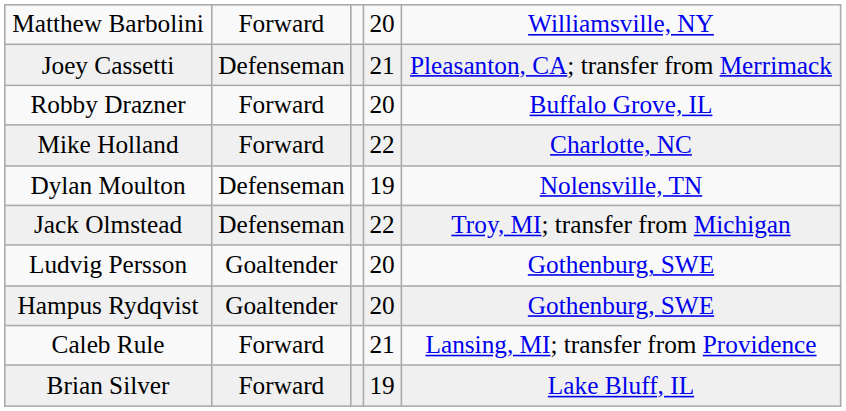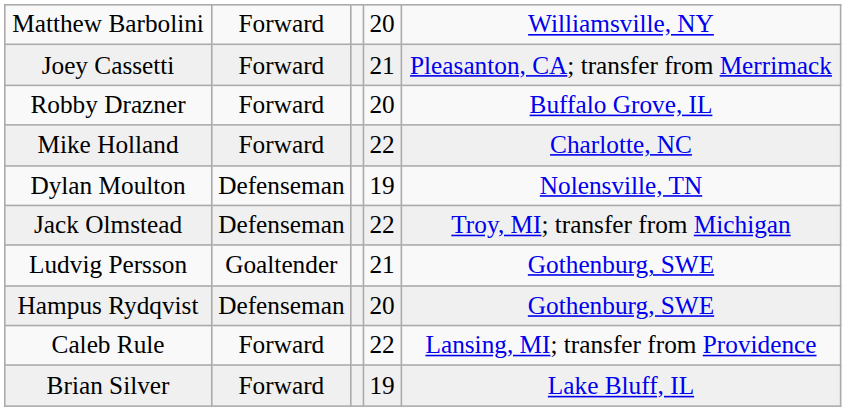(281, 64) Defenseman -> (281, 64) Forward
(382, 265) 20 -> (382, 265) 21
(281, 305) Goaltender -> (281, 305) Defenseman
(382, 345) 21 -> (382, 345) 22
